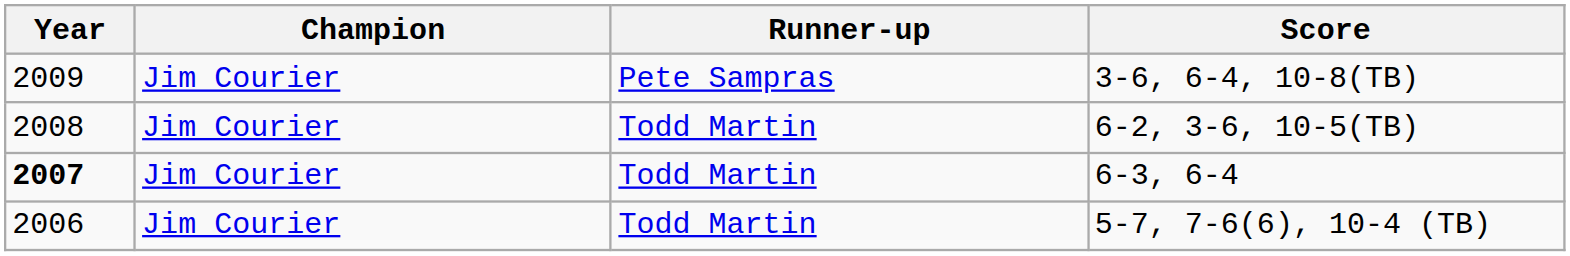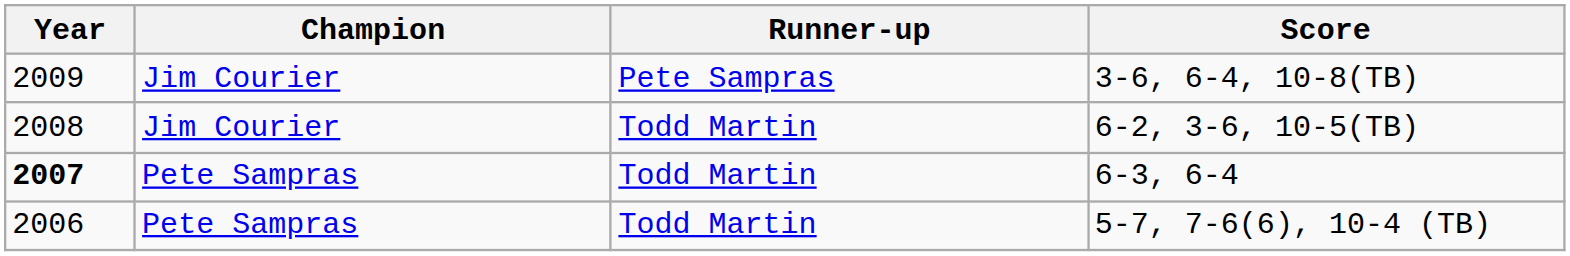(241, 176) Jim Courier -> (250, 176) Pete Sampras
(241, 225) Jim Courier -> (250, 225) Pete Sampras
